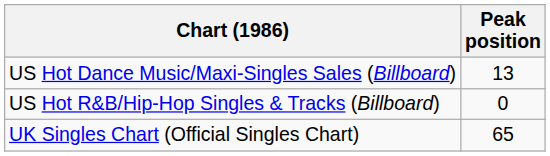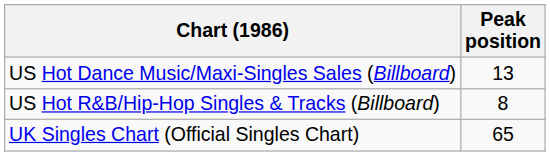(503, 103) 0 -> (503, 103) 8
